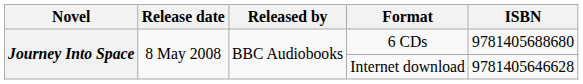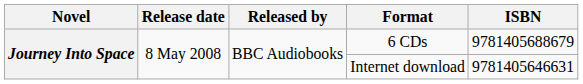(523, 41) 9781405688680 -> (523, 41) 9781405688679
(523, 66) 9781405646628 -> (523, 66) 9781405646631
